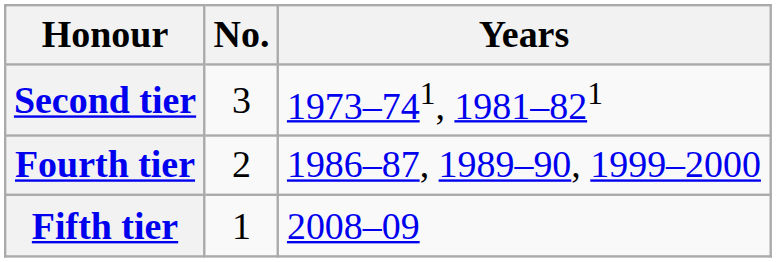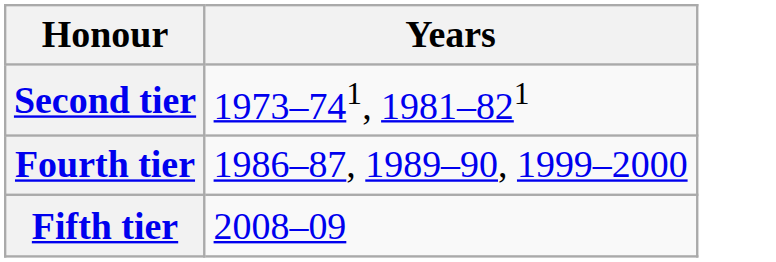- column: (242, 34)
